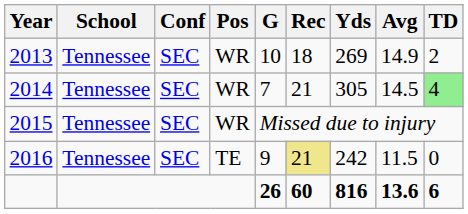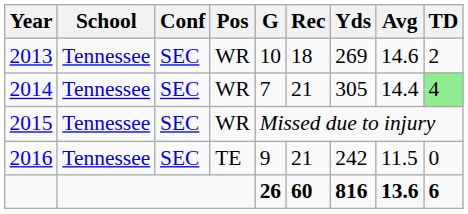(400, 55) 14.9 -> (400, 55) 14.6
(400, 89) 14.5 -> (400, 89) 14.4
(302, 157) khaki background -> (302, 157) no background
